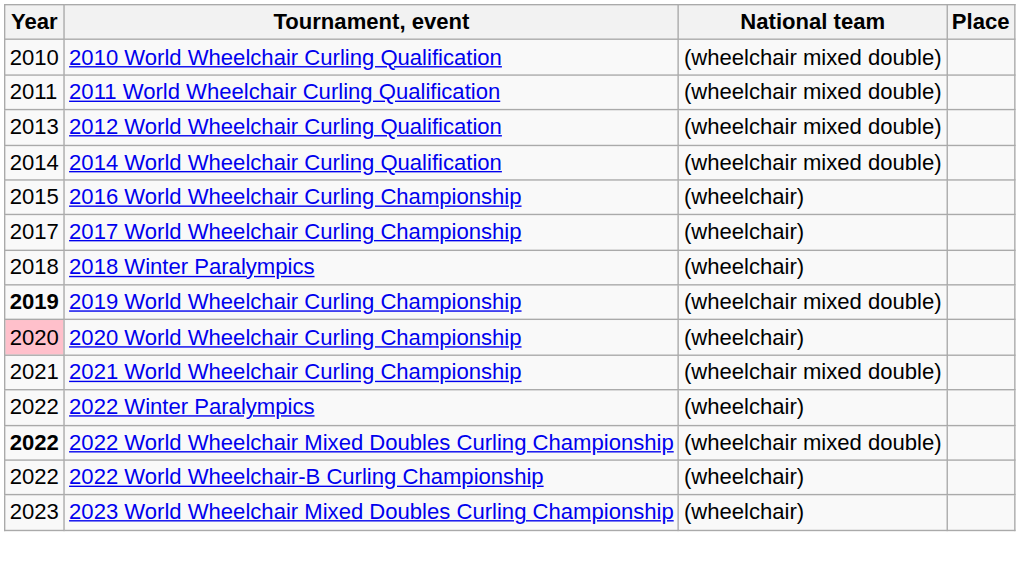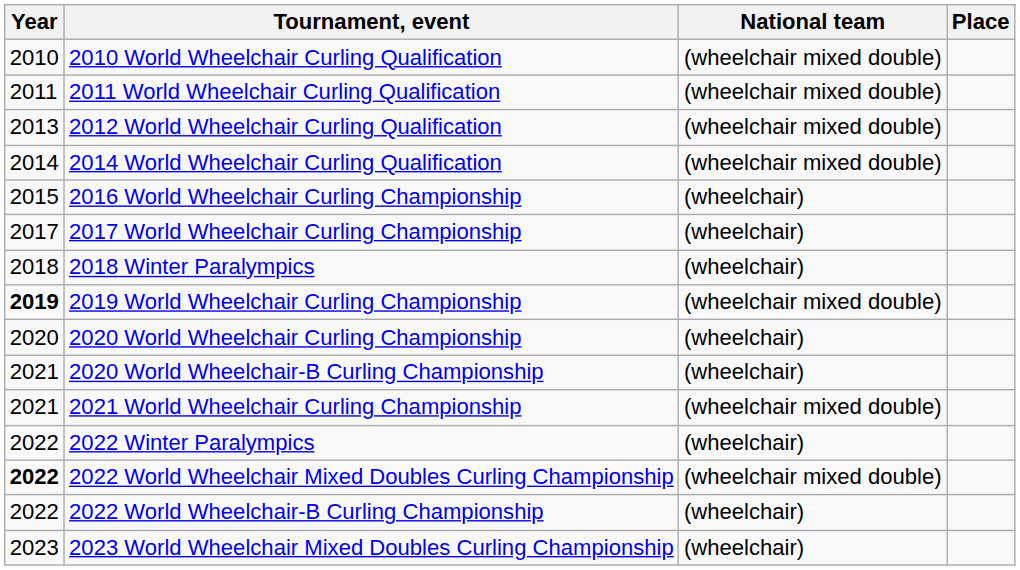(34, 337) pink background -> (34, 337) no background
+ row: (306, 372)
